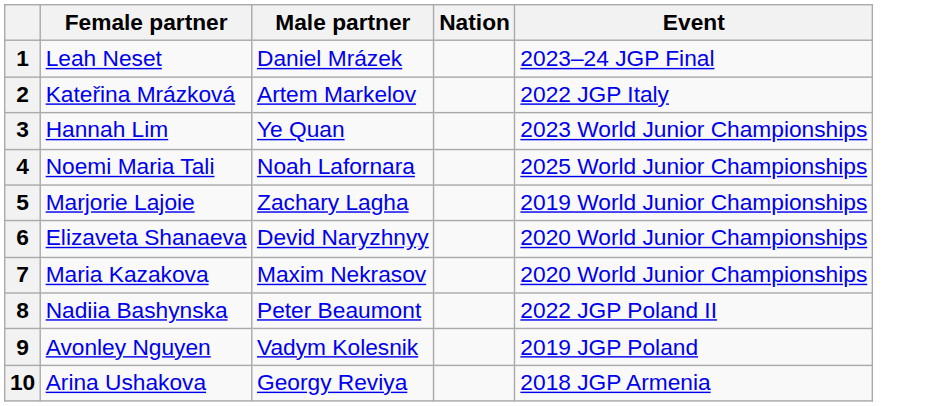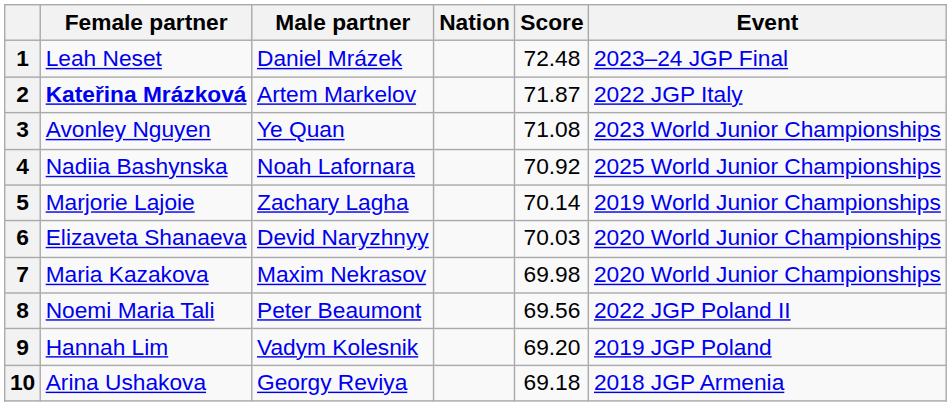+ column: (552, 22)
(140, 94) normal -> (146, 94) bold
(107, 130) Hannah Lim -> (128, 130) Avonley Nguyen
(130, 166) Noemi Maria Tali -> (137, 166) Nadiia Bashynska
(137, 310) Nadiia Bashynska -> (130, 310) Noemi Maria Tali
(128, 346) Avonley Nguyen -> (107, 346) Hannah Lim
